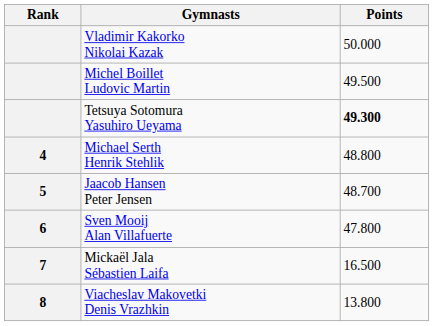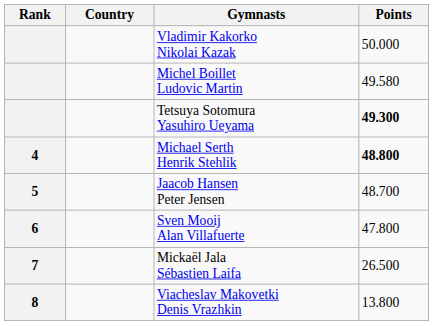+ column: (109, 15)
(362, 81) 49.500 -> (381, 81) 49.580
(362, 155) normal -> (381, 155) bold
(362, 265) 16.500 -> (381, 265) 26.500
